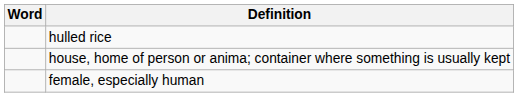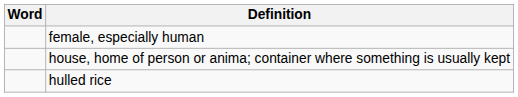rows swapped: (126, 80) <-> (80, 37)
